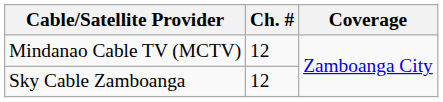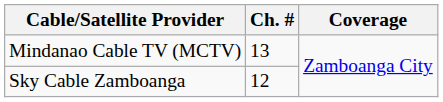(260, 50) 12 -> (260, 50) 13
